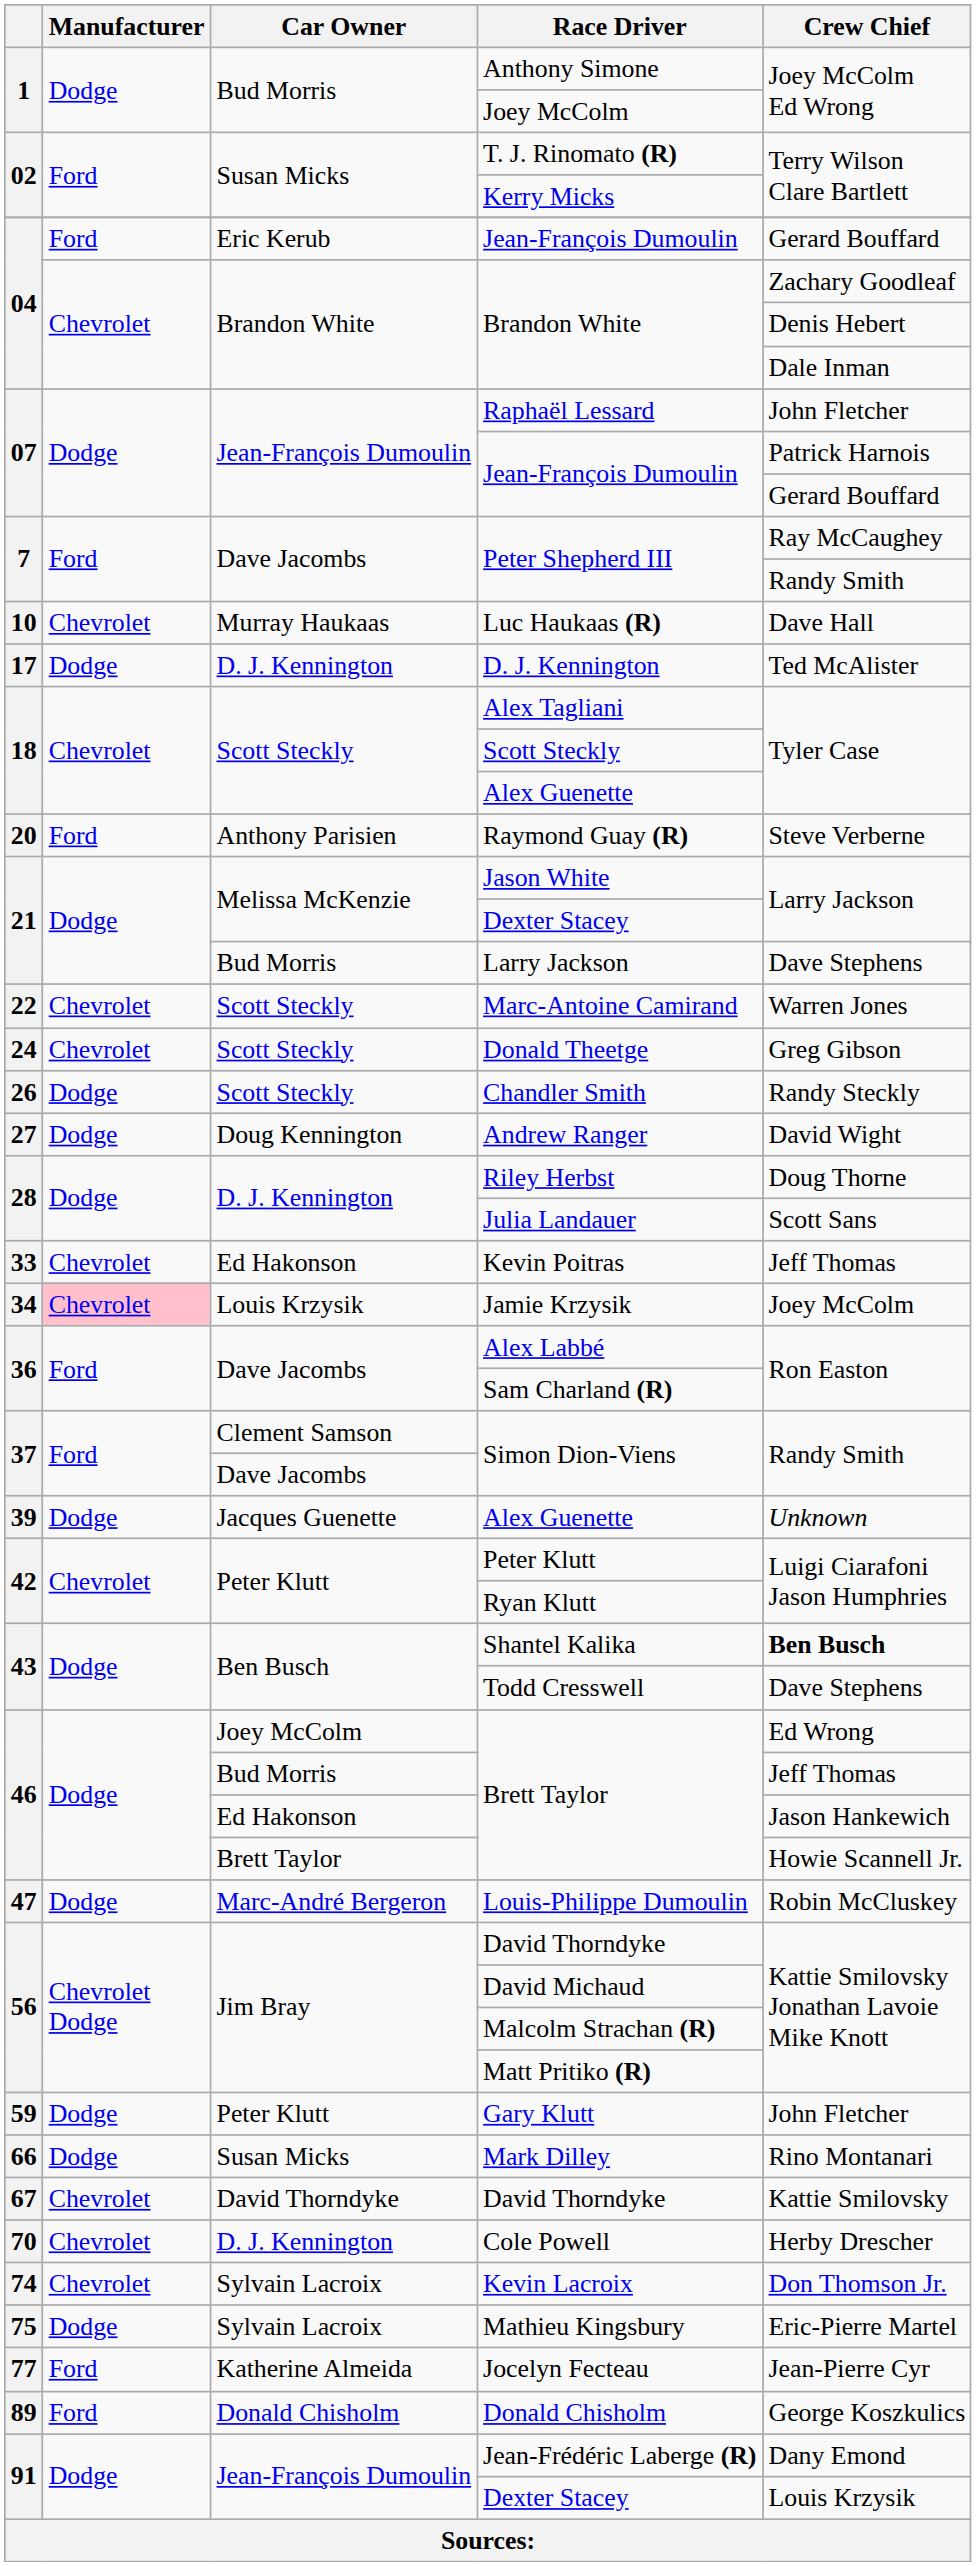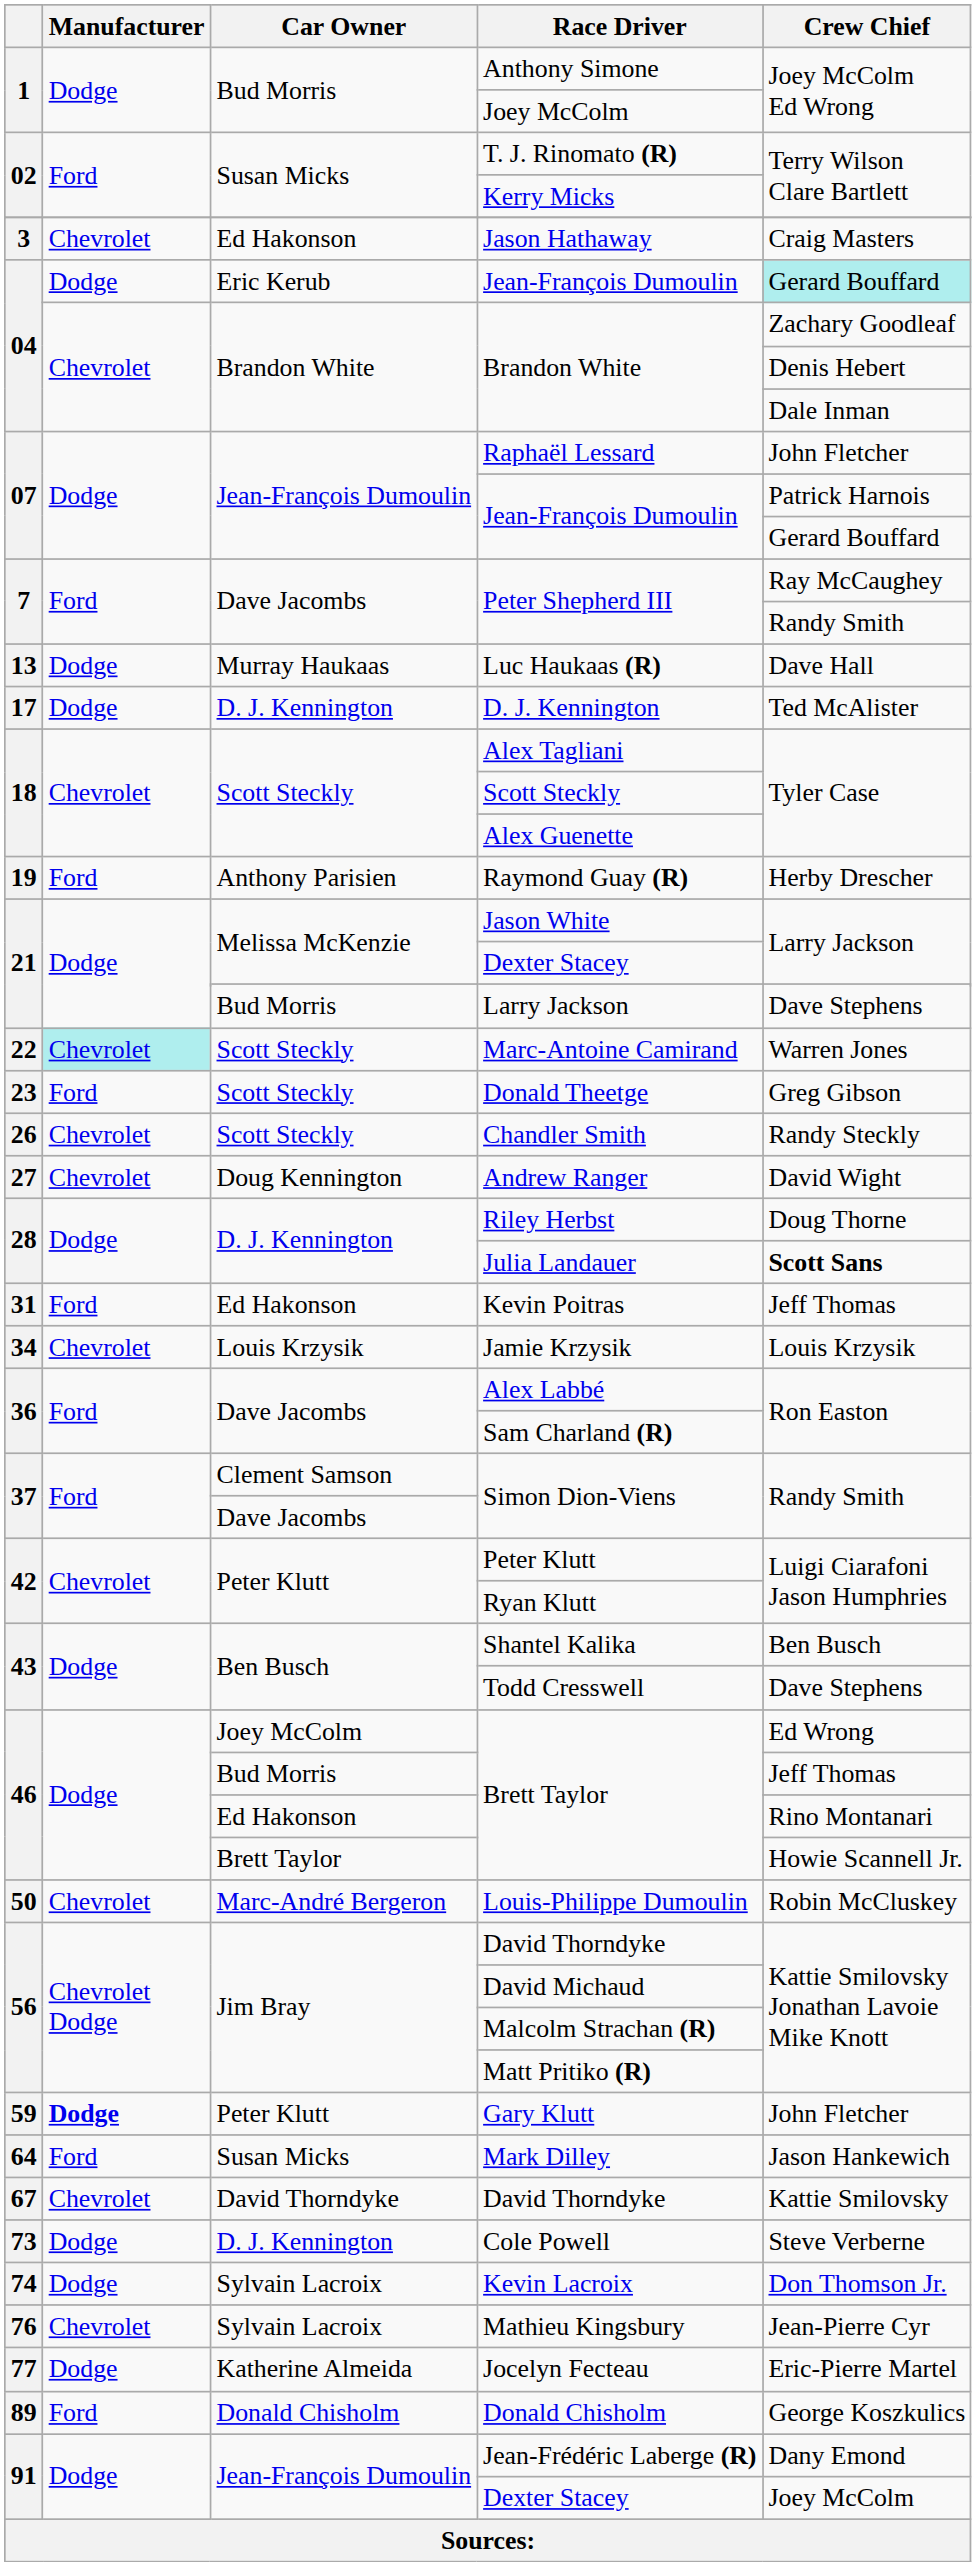+ row: (286, 239)
(73, 239) Ford -> (83, 281) Dodge
(854, 239) no background -> (854, 281) paleturquoise background
(24, 622) 10 -> (24, 665) 13
(100, 622) Chevrolet -> (83, 665) Dodge
(24, 835) 20 -> (24, 878) 19
(847, 835) Steve Verberne -> (851, 878) Herby Drescher
(100, 1005) no background -> (100, 1048) paleturquoise background
(24, 1048) 24 -> (24, 1091) 23
(100, 1048) Chevrolet -> (73, 1091) Ford
(83, 1091) Dodge -> (100, 1133) Chevrolet
(83, 1133) Dodge -> (100, 1176) Chevrolet
(823, 1218) normal -> (826, 1261) bold
(24, 1261) 33 -> (24, 1304) 31
(100, 1261) Chevrolet -> (73, 1304) Ford
(100, 1304) pink background -> (100, 1346) no background
(841, 1304) Joey McColm -> (842, 1346) Louis Krzysik
- row: (307, 1517)
(827, 1645) bold -> (825, 1645) normal
(859, 1815) Jason Hankewich -> (851, 1815) Rino Montanari
(24, 1900) 47 -> (24, 1900) 50
(83, 1900) Dodge -> (100, 1900) Chevrolet
(83, 2113) normal -> (84, 2113) bold
(24, 2156) 66 -> (24, 2156) 64
(83, 2156) Dodge -> (73, 2156) Ford
(851, 2156) Rino Montanari -> (859, 2156) Jason Hankewich
(24, 2241) 70 -> (24, 2241) 73
(100, 2241) Chevrolet -> (83, 2241) Dodge
(851, 2241) Herby Drescher -> (847, 2241) Steve Verberne
(100, 2284) Chevrolet -> (83, 2284) Dodge
(24, 2326) 75 -> (24, 2326) 76
(83, 2326) Dodge -> (100, 2326) Chevrolet
(863, 2326) Eric-Pierre Martel -> (849, 2326) Jean-Pierre Cyr
(73, 2369) Ford -> (83, 2369) Dodge
(849, 2369) Jean-Pierre Cyr -> (863, 2369) Eric-Pierre Martel
(842, 2497) Louis Krzysik -> (841, 2497) Joey McColm
